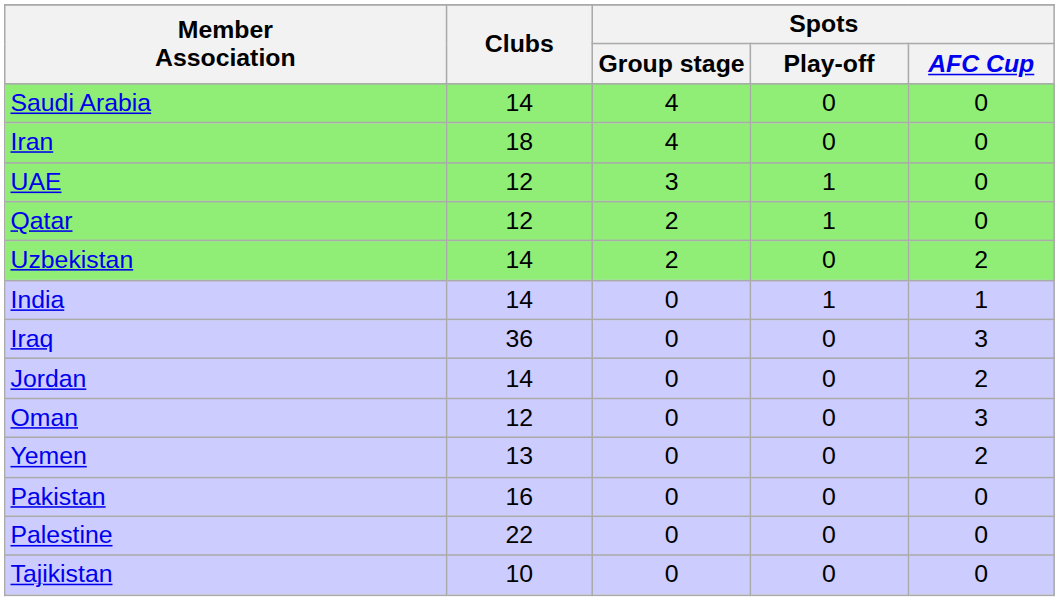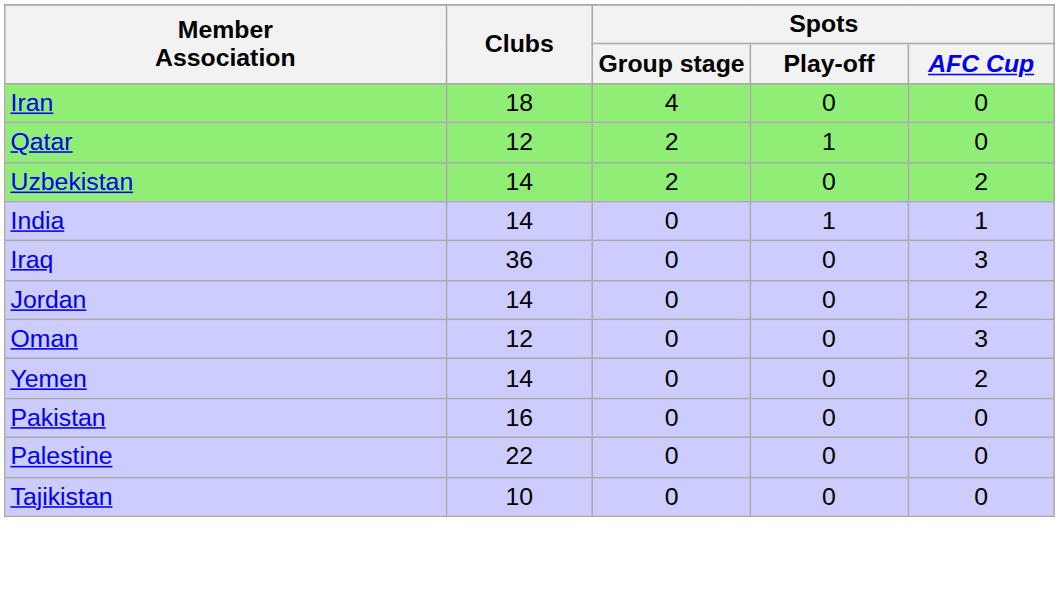- row: (81, 102)
- row: (36, 181)
(519, 456) 13 -> (519, 378) 14
